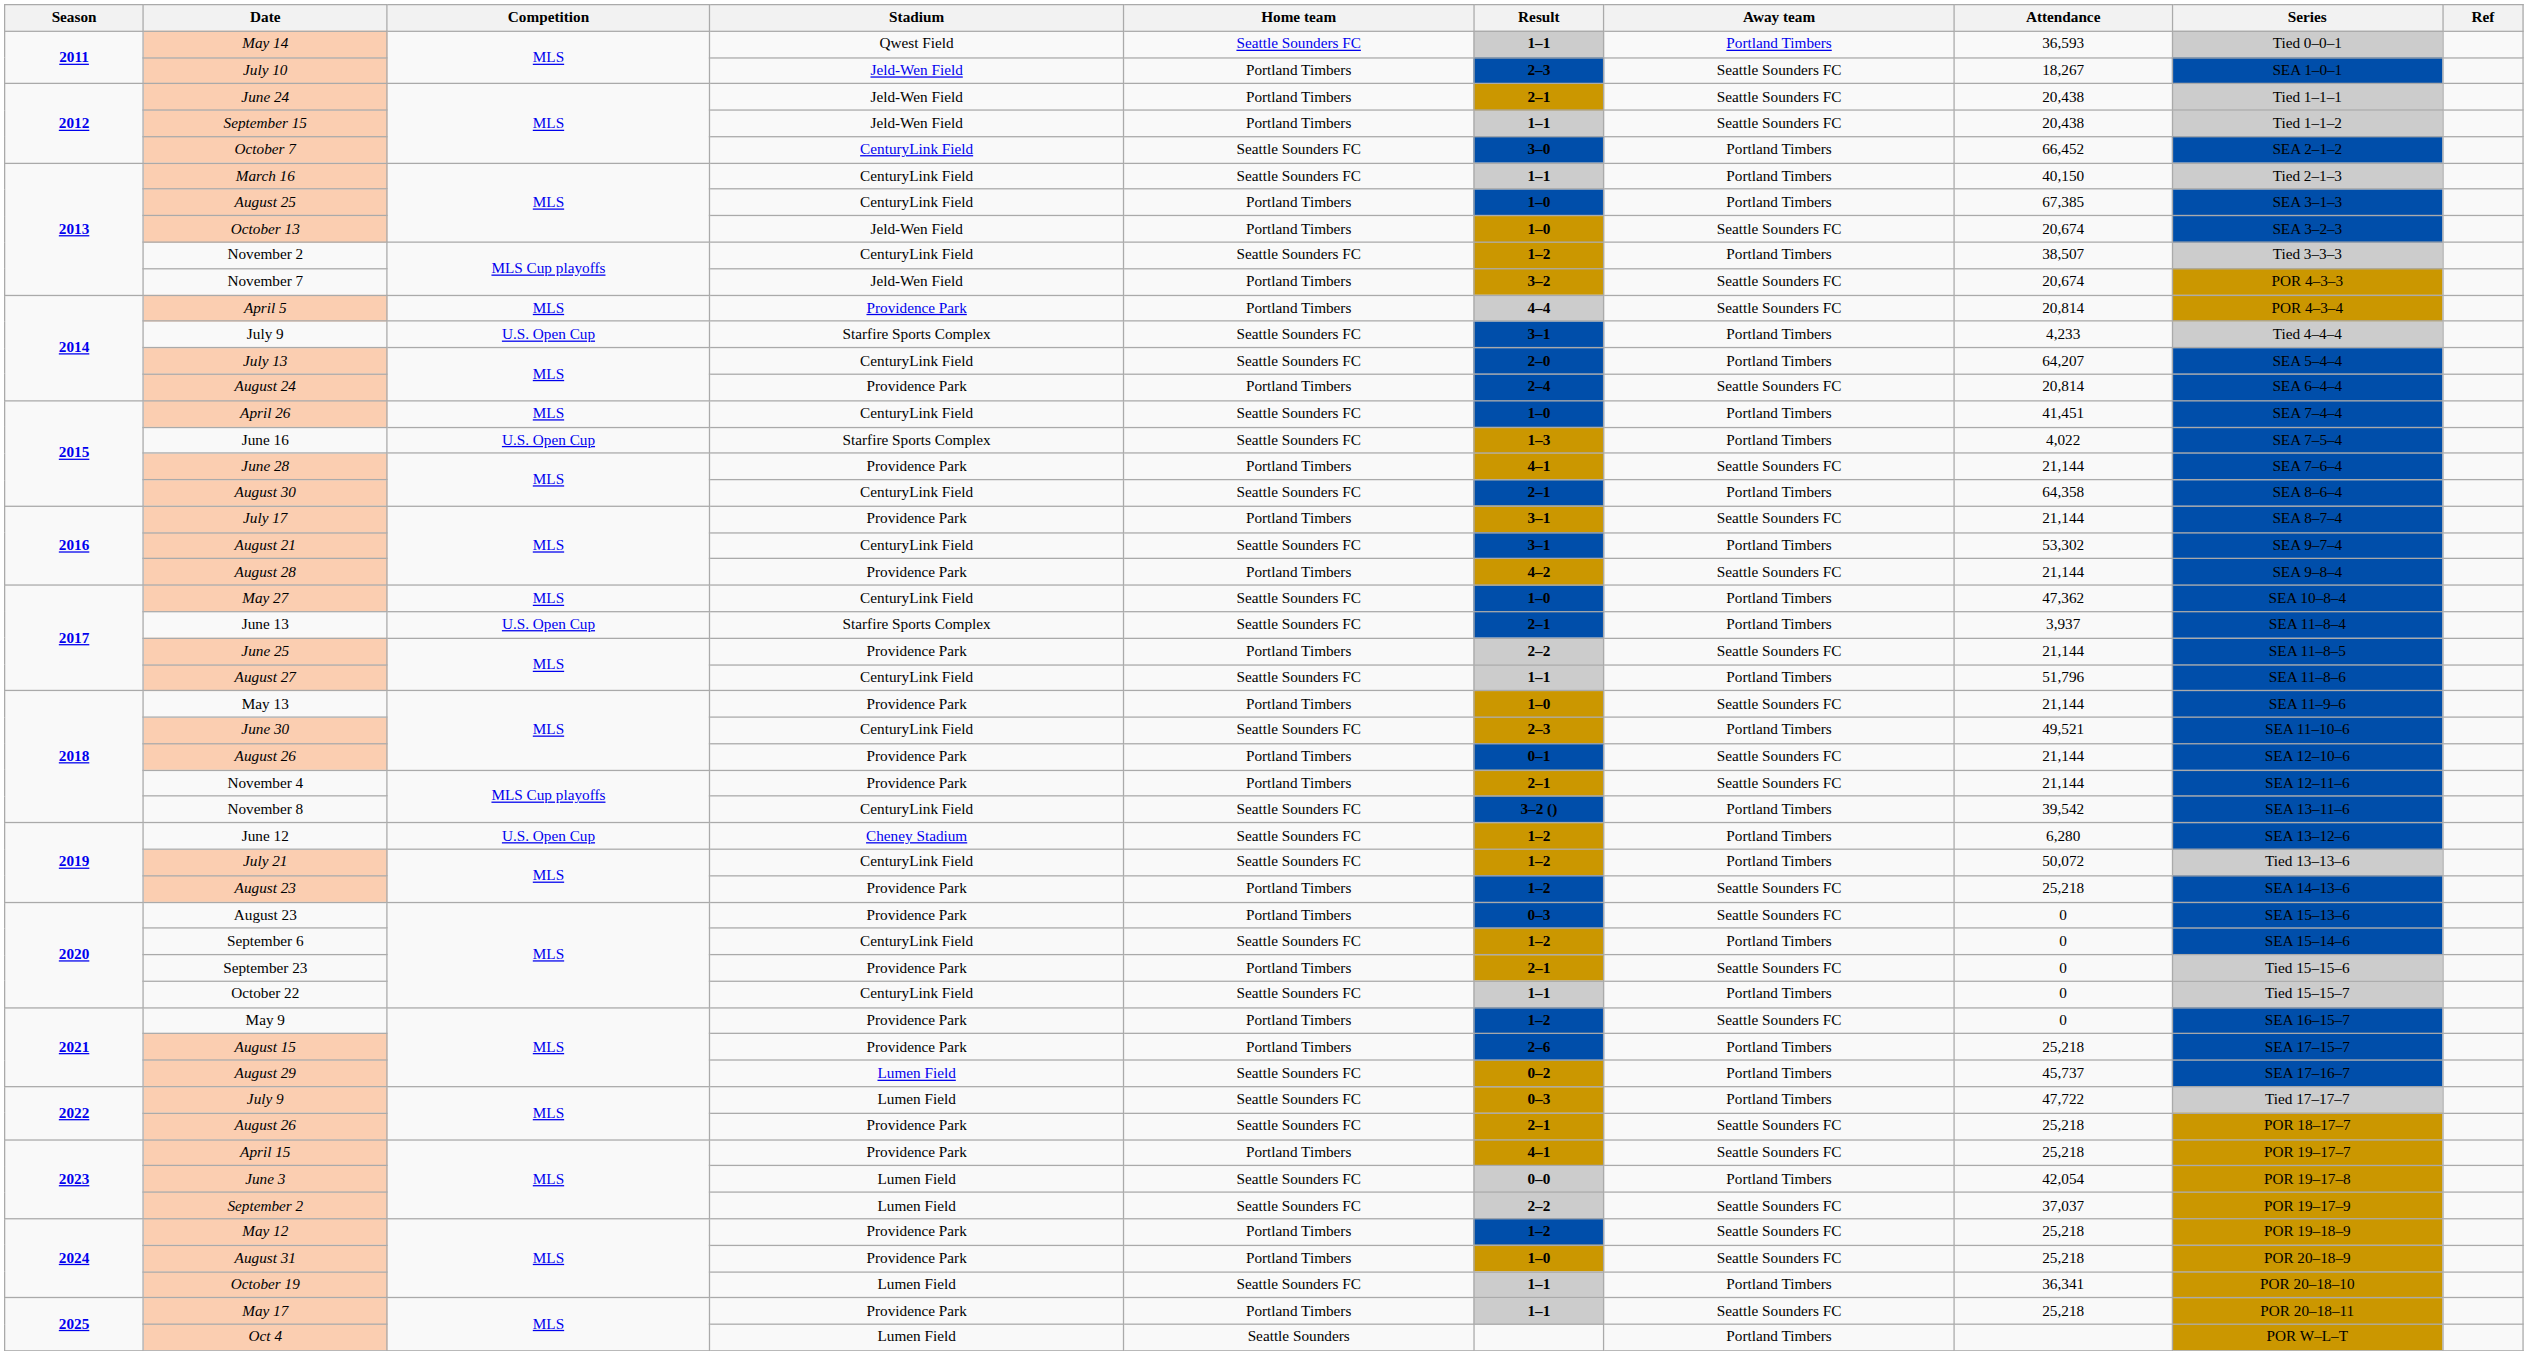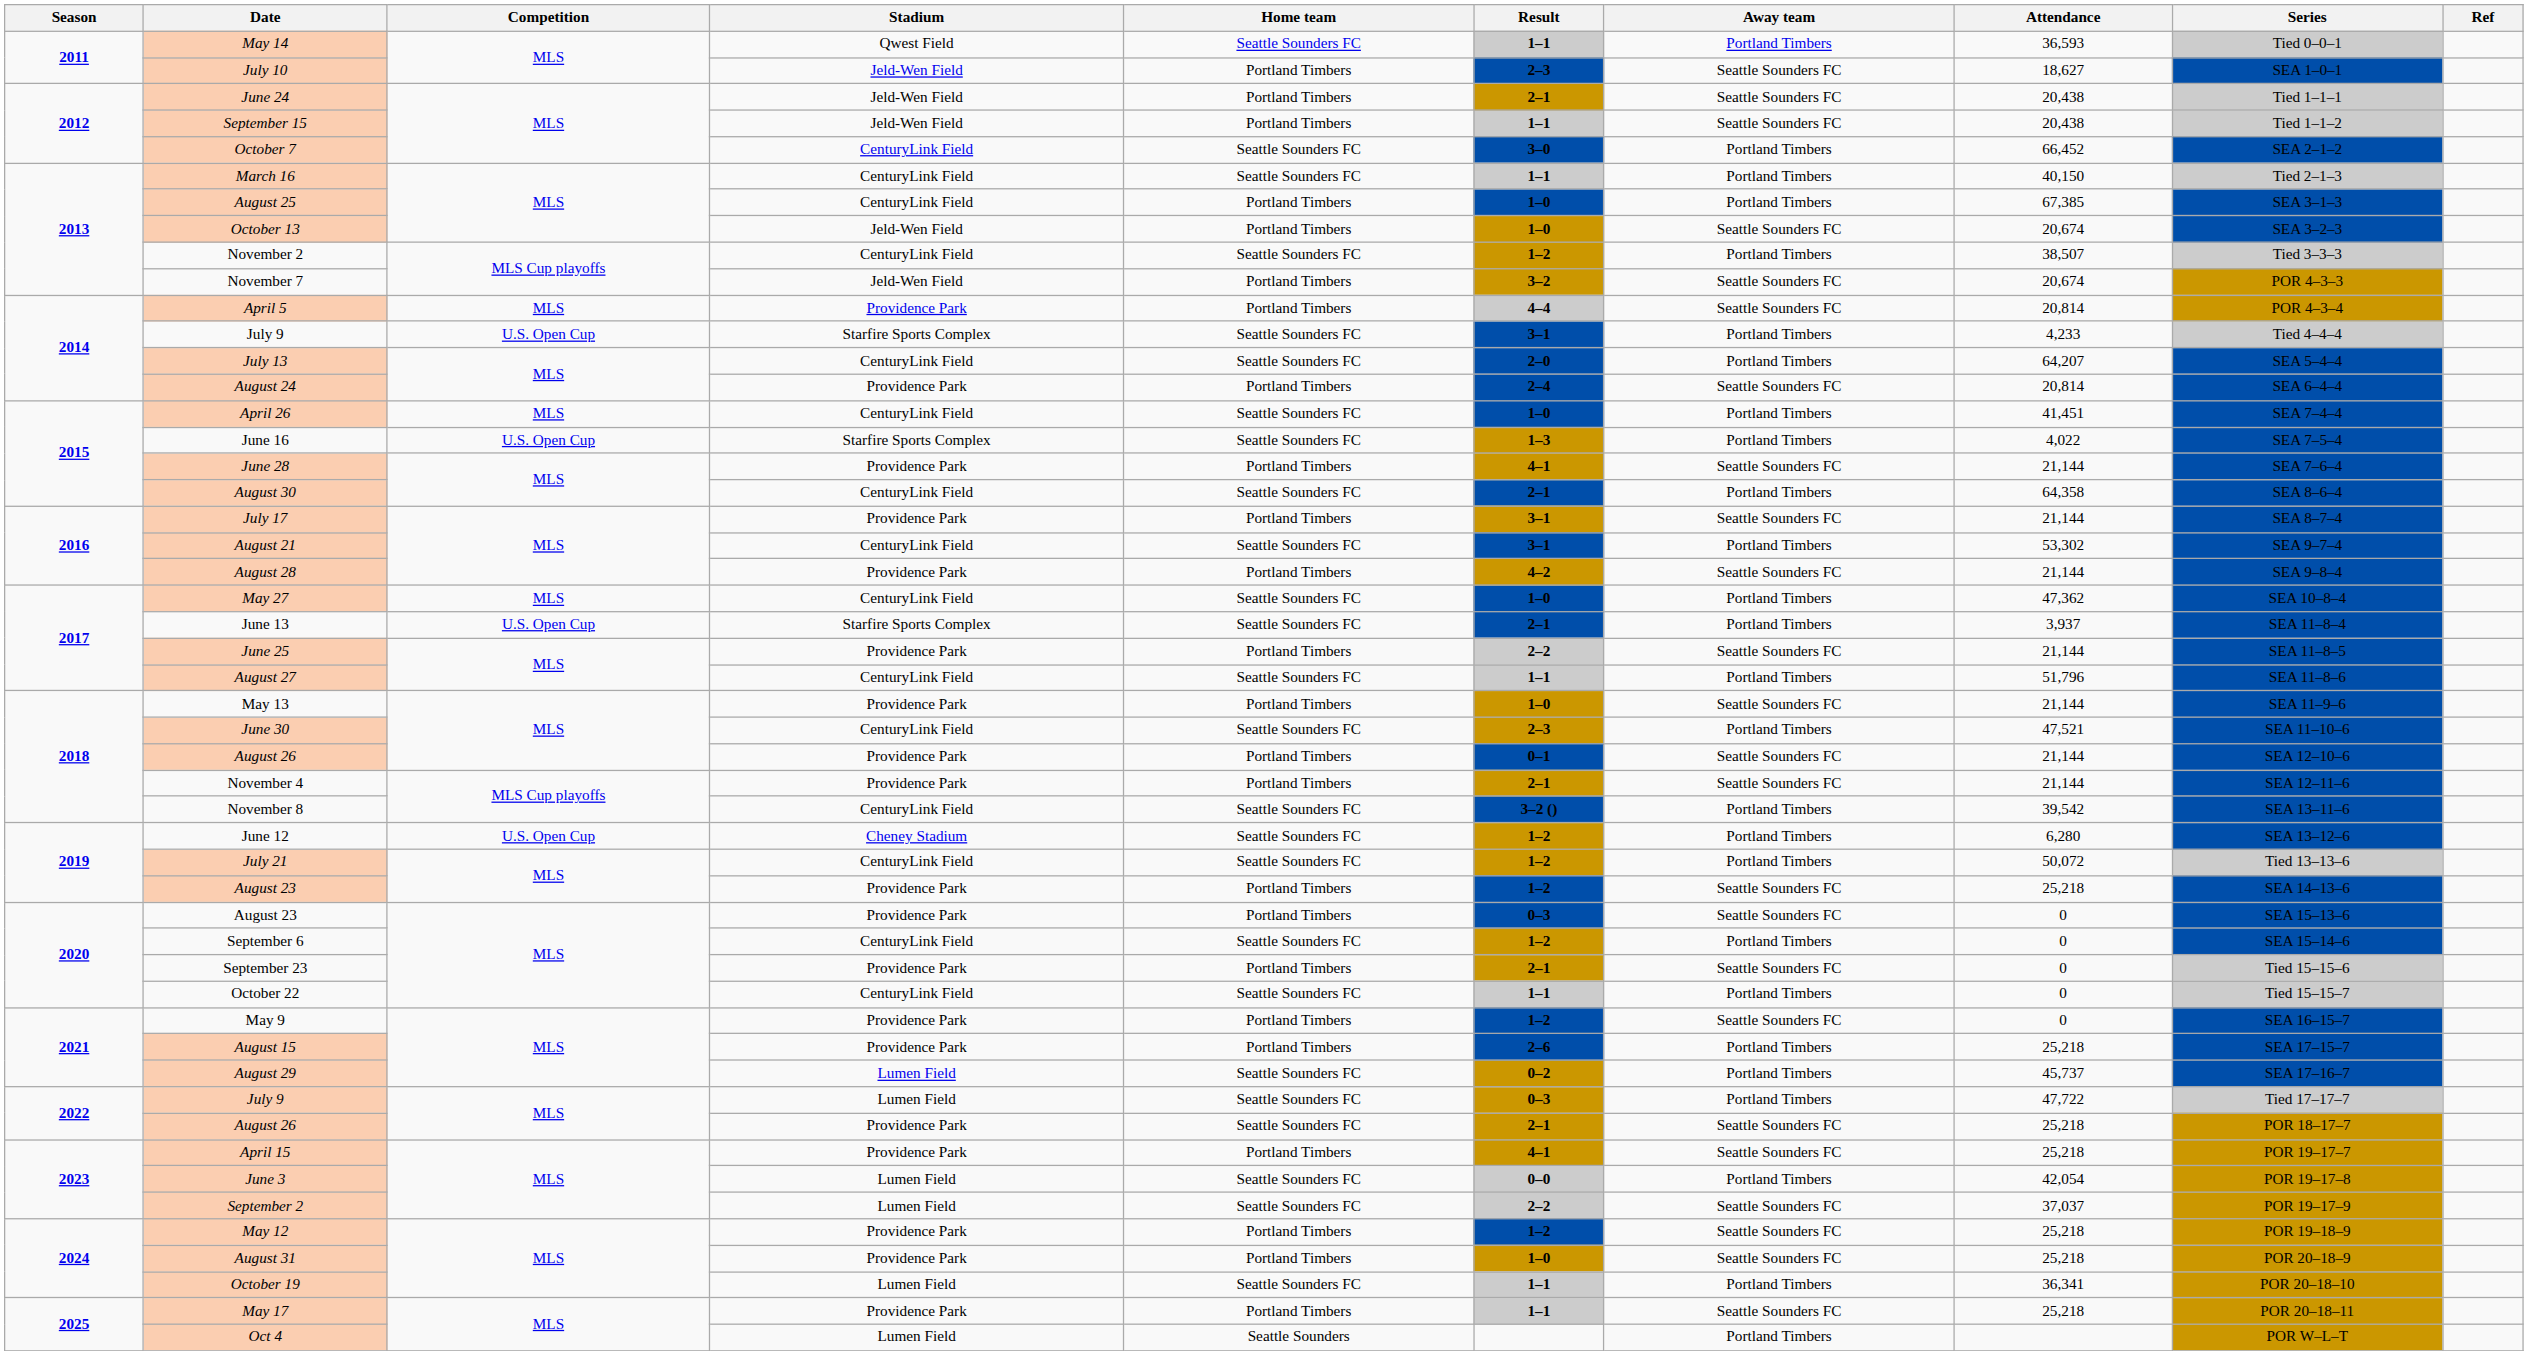(2063, 70) 18,267 -> (2063, 70) 18,627
(2063, 730) 49,521 -> (2063, 730) 47,521
